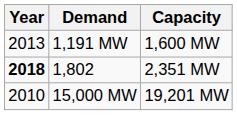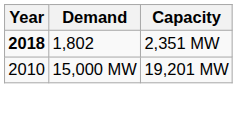- row: (90, 43)
